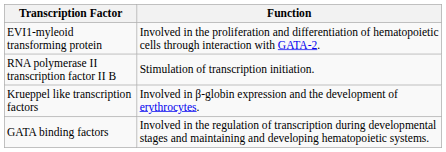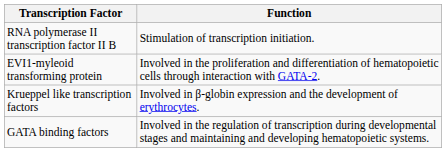rows swapped: (62, 69) <-> (55, 38)
